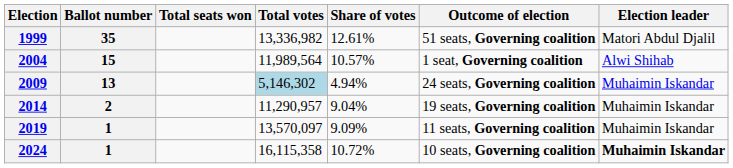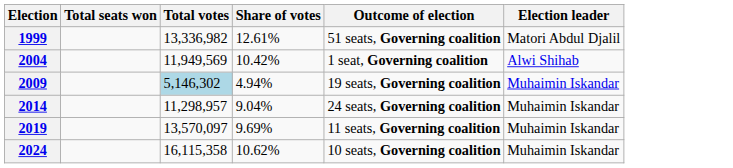- column: (108, 15)
(290, 60) 11,989,564 -> (195, 60) 11,949,569
(352, 60) 10.57% -> (258, 60) 10.42%
(509, 83) 24 seats, Governing coalition -> (414, 83) 19 seats, Governing coalition
(290, 106) 11,290,957 -> (195, 106) 11,298,957
(509, 106) 19 seats, Governing coalition -> (414, 106) 24 seats, Governing coalition
(349, 128) 9.09% -> (254, 128) 9.69%
(352, 151) 10.72% -> (258, 151) 10.62%
(664, 151) bold -> (563, 151) normal
